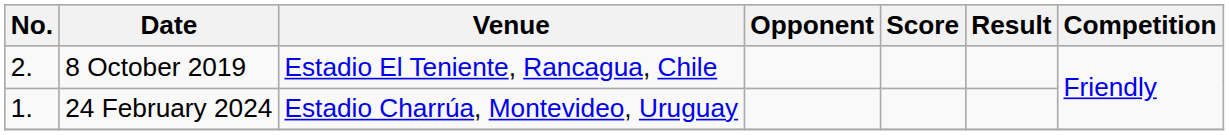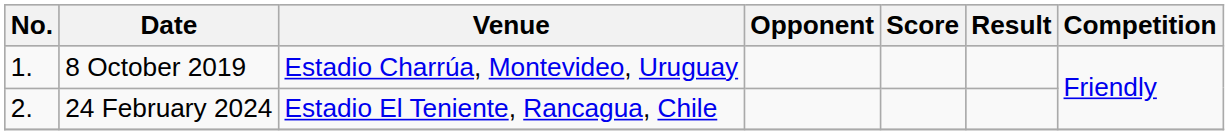(22, 66) 2. -> (22, 66) 1.
(501, 66) Estadio El Teniente, Rancagua, Chile -> (511, 66) Estadio Charrúa, Montevideo, Uruguay
(22, 108) 1. -> (22, 108) 2.
(511, 108) Estadio Charrúa, Montevideo, Uruguay -> (501, 108) Estadio El Teniente, Rancagua, Chile
